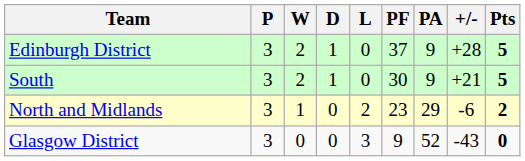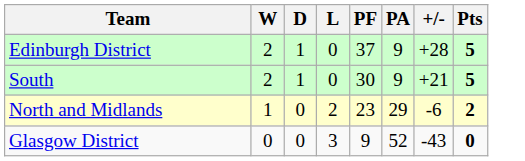- column: (268, 19)
